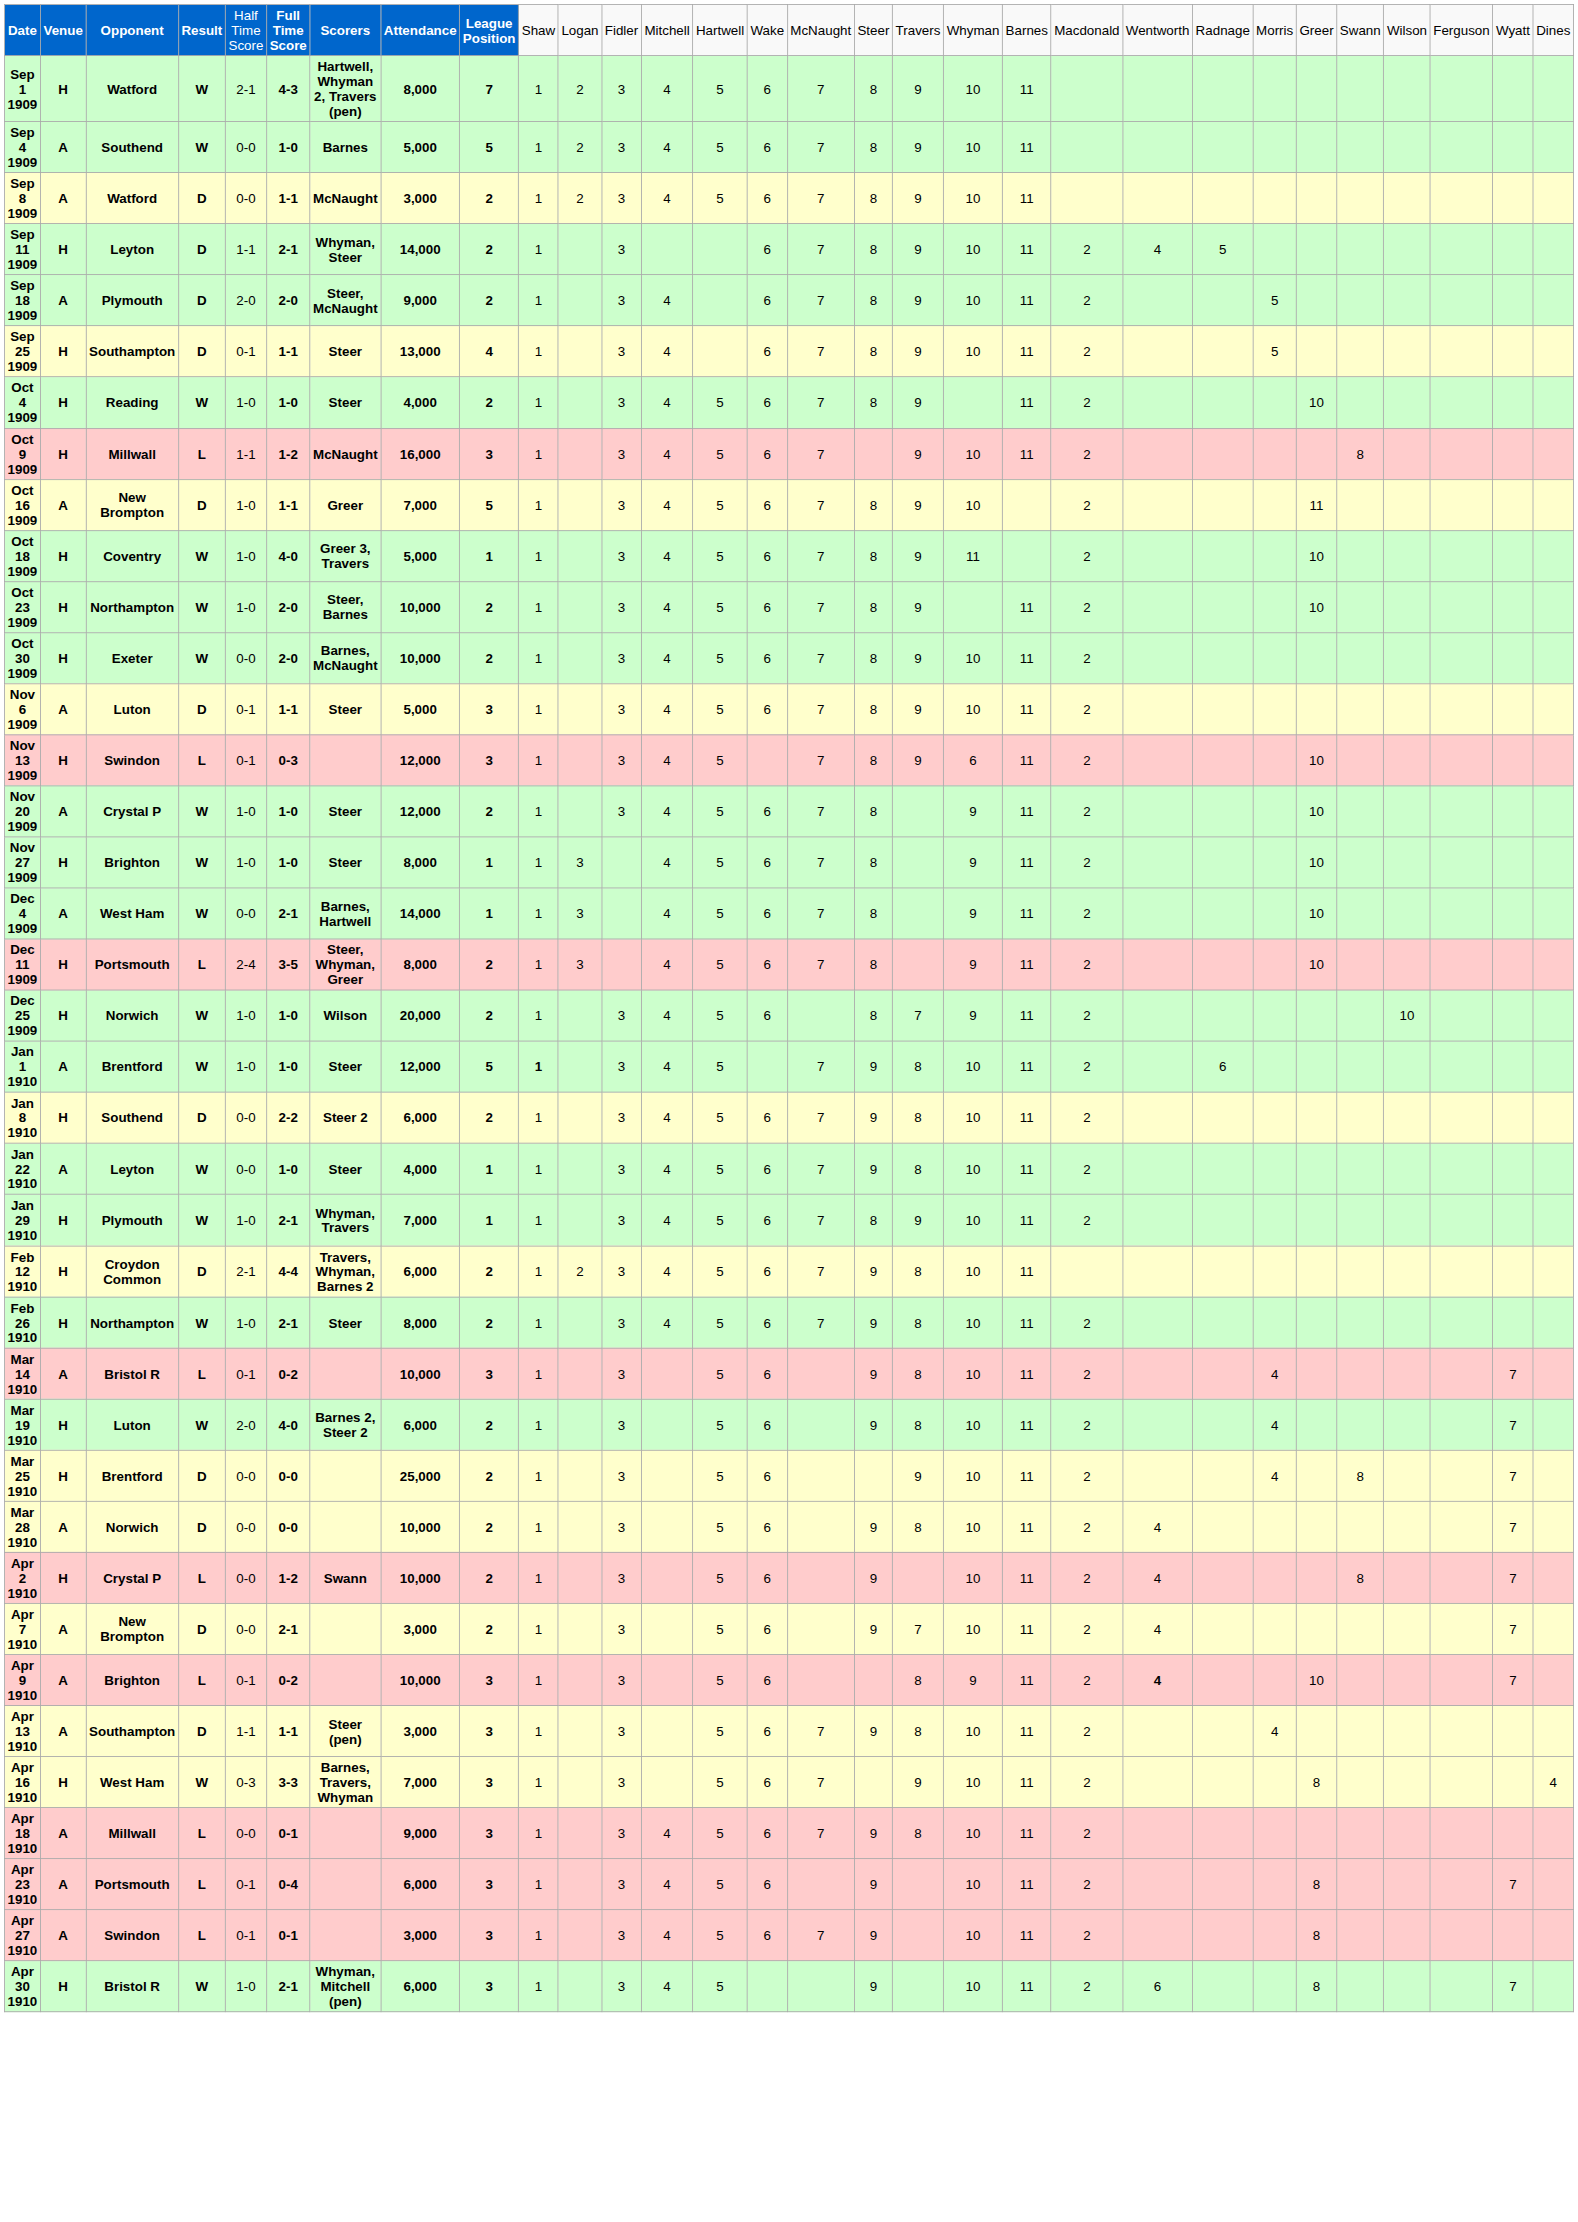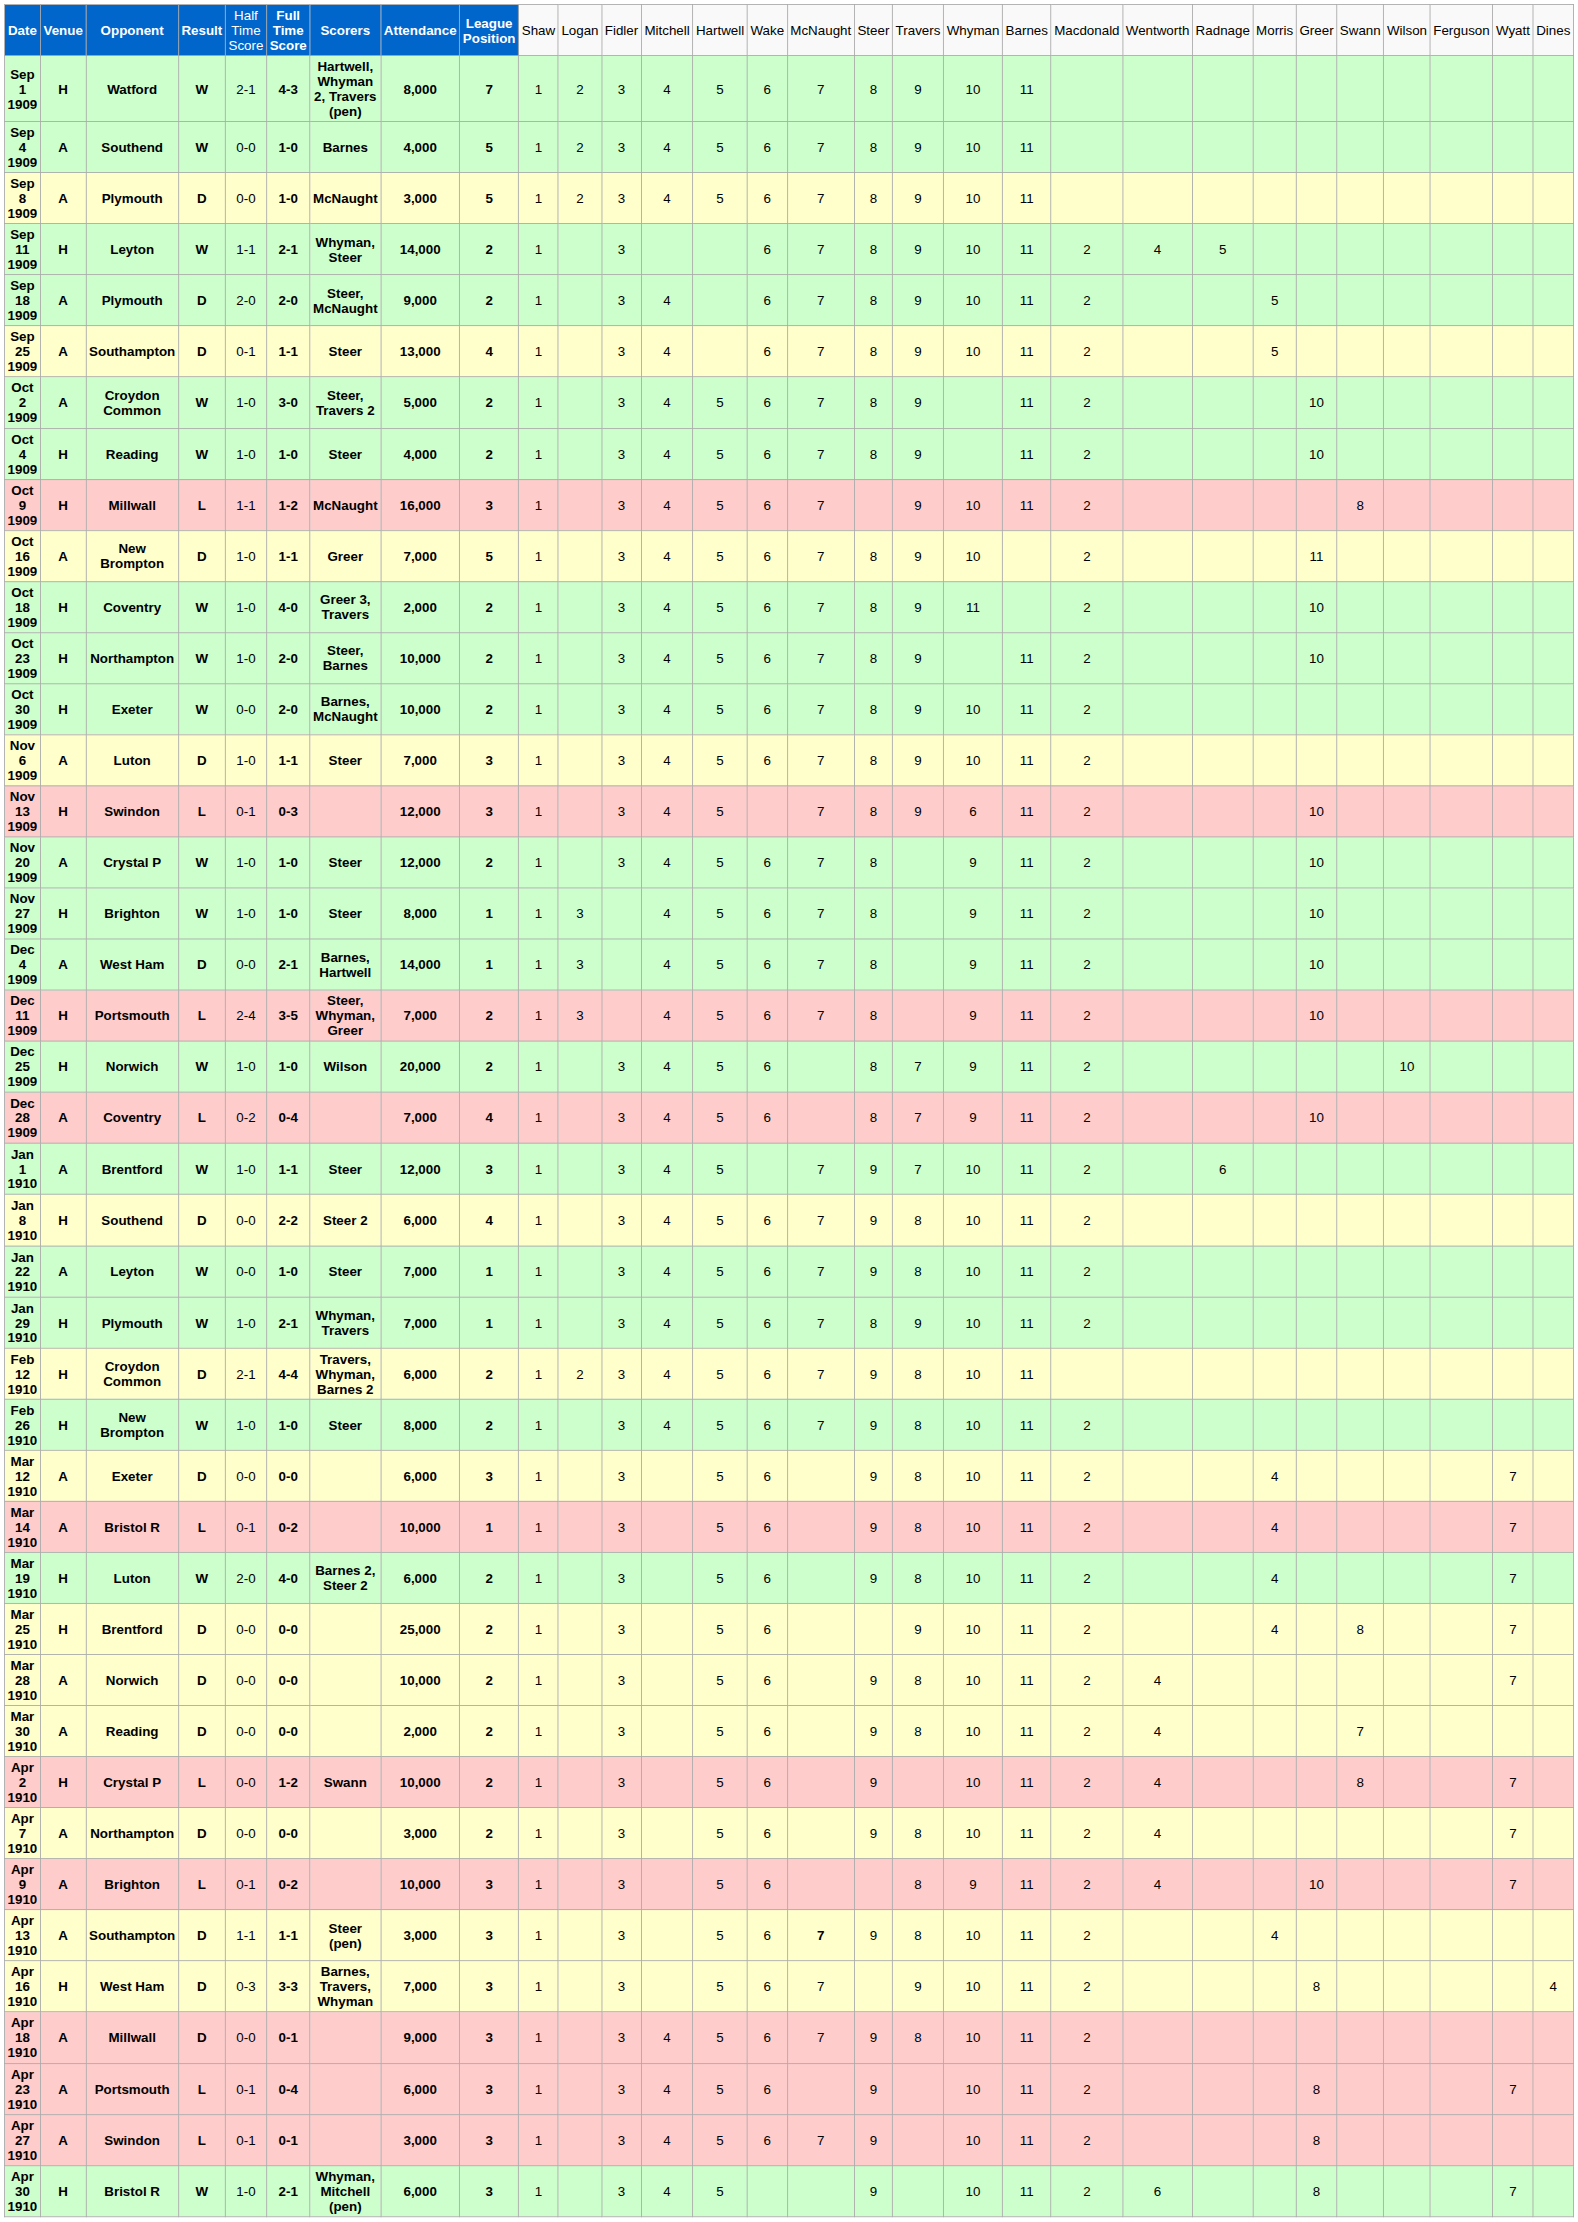(420, 147) 5,000 -> (420, 147) 4,000
(132, 198) Watford -> (132, 198) Plymouth
(288, 198) 1-1 -> (288, 198) 1-0
(489, 198) 2 -> (489, 198) 5
(202, 250) D -> (202, 250) W
(63, 352) H -> (63, 352) A
+ row: (22, 403)
(420, 556) 5,000 -> (420, 607) 2,000
(489, 556) 1 -> (489, 607) 2
(246, 709) 0-1 -> (246, 760) 1-0
(420, 709) 5,000 -> (420, 760) 7,000
(202, 914) W -> (202, 965) D
(420, 965) 8,000 -> (420, 1016) 7,000
+ row: (22, 1118)
(288, 1067) 1-0 -> (288, 1169) 1-1
(489, 1067) 5 -> (489, 1169) 3
(538, 1067) bold -> (538, 1169) normal
(918, 1067) 8 -> (918, 1169) 7
(489, 1118) 2 -> (489, 1220) 4
(420, 1169) 4,000 -> (420, 1271) 7,000
(132, 1323) Northampton -> (132, 1425) New Brompton
(288, 1323) 2-1 -> (288, 1425) 1-0
+ row: (22, 1476)
(489, 1374) 3 -> (489, 1527) 1
+ row: (22, 1731)
(132, 1629) New Brompton -> (132, 1833) Northampton
(288, 1629) 2-1 -> (288, 1833) 0-0
(918, 1629) 7 -> (918, 1833) 8
(1158, 1680) bold -> (1158, 1885) normal
(821, 1731) normal -> (821, 1936) bold
(202, 1782) W -> (202, 1987) D
(202, 1833) L -> (202, 2038) D
